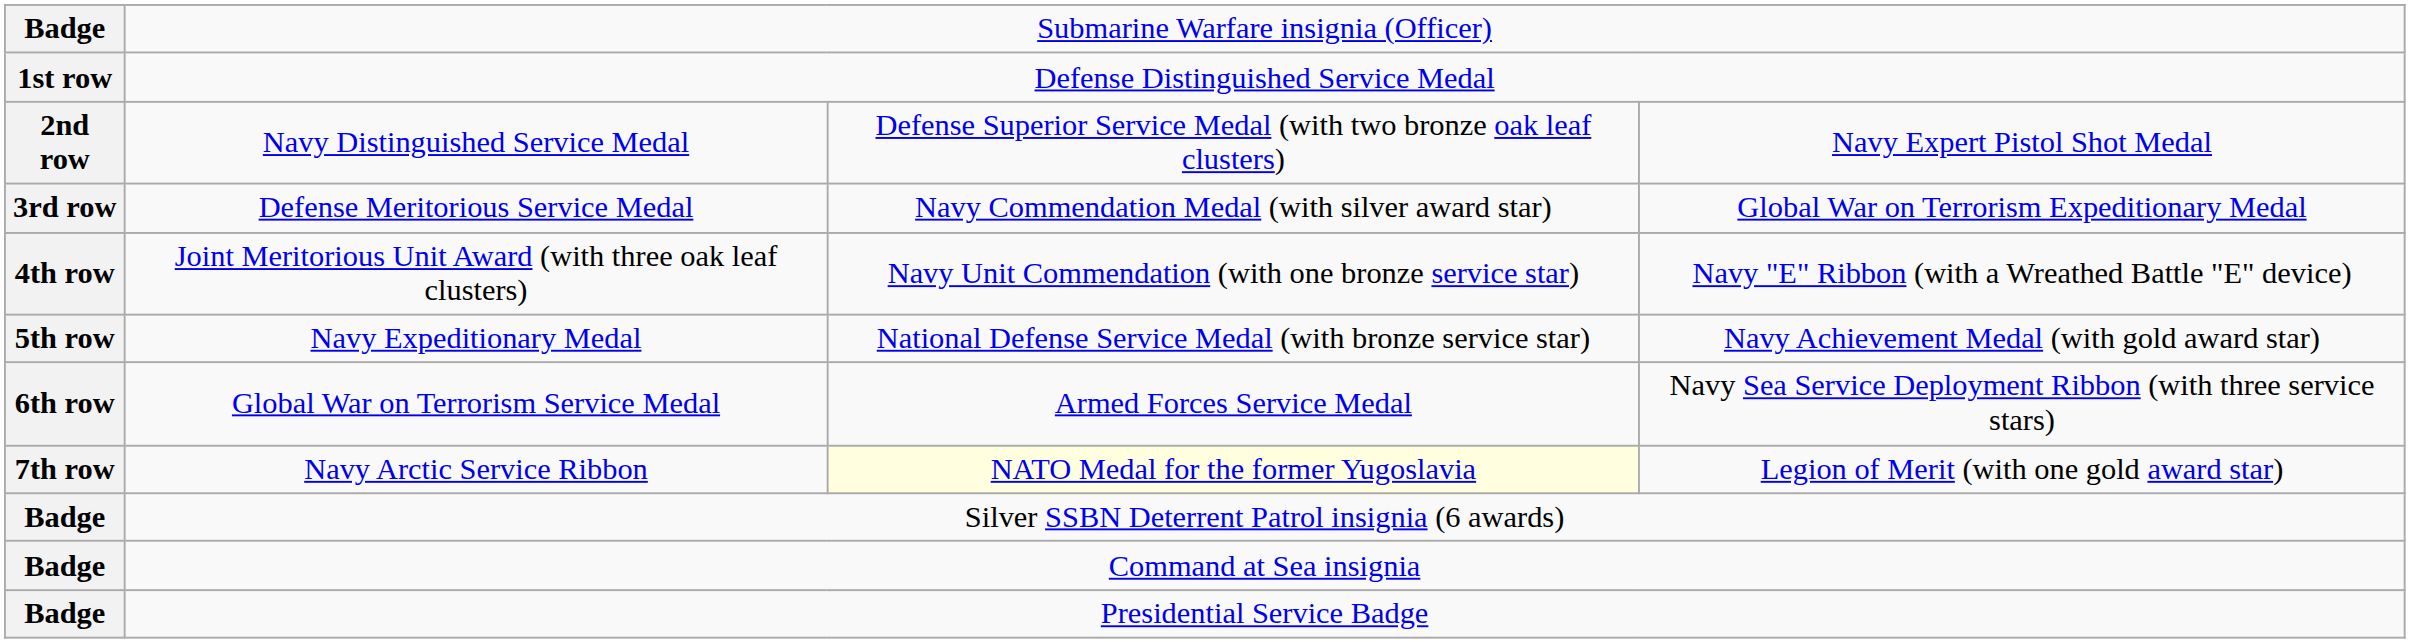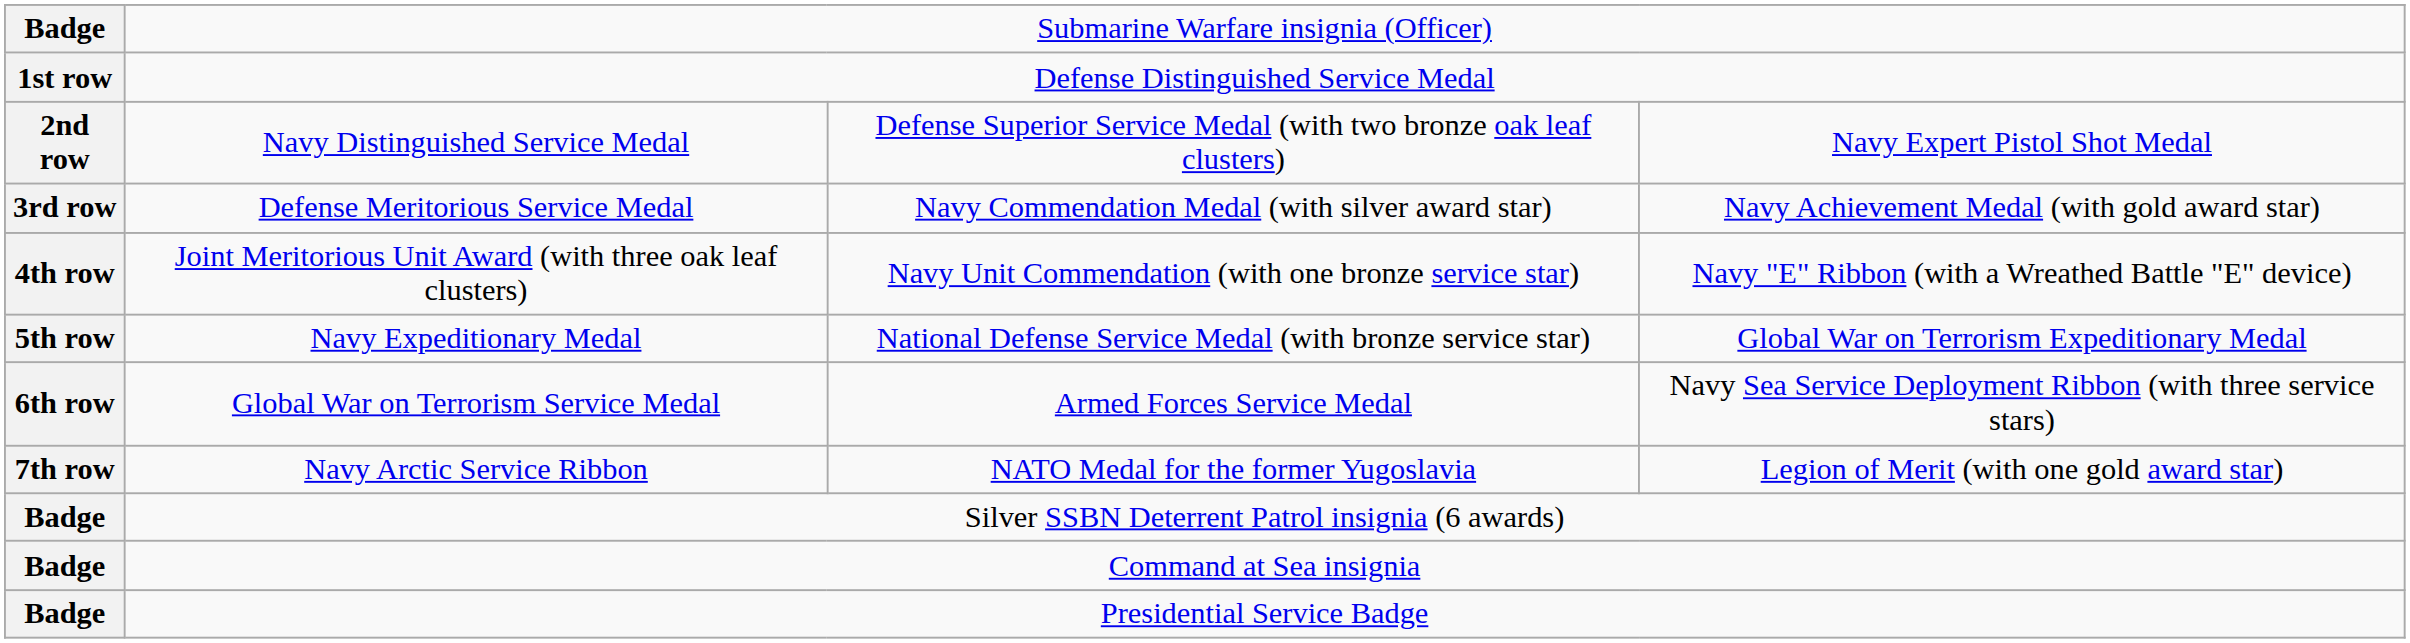(2022, 207) Global War on Terrorism Expeditionary Medal -> (2022, 207) Navy Achievement Medal (with gold award star)
(2022, 338) Navy Achievement Medal (with gold award star) -> (2022, 338) Global War on Terrorism Expeditionary Medal
(1233, 468) lightyellow background -> (1233, 468) no background
